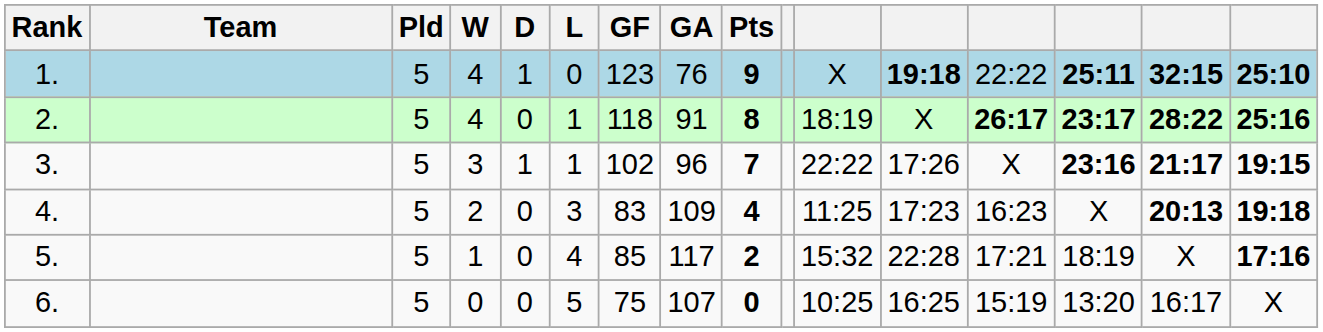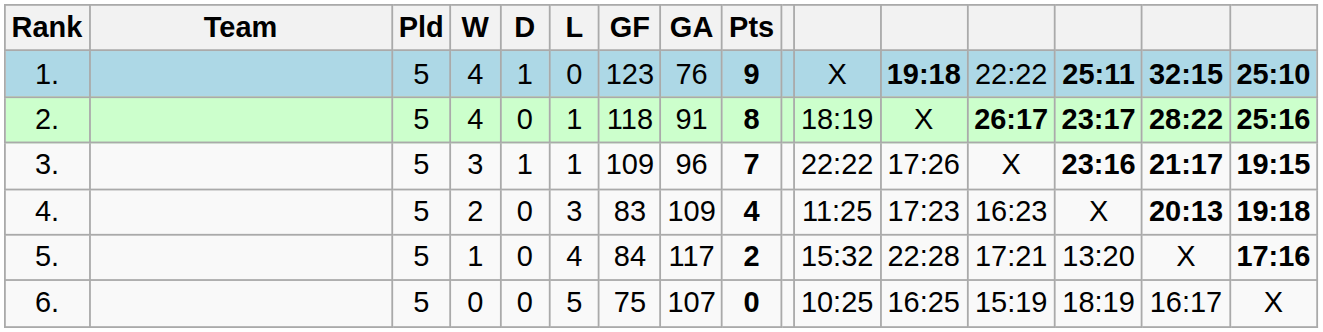(630, 165) 102 -> (630, 165) 109
(630, 257) 85 -> (630, 257) 84
(1099, 257) 18:19 -> (1099, 257) 13:20
(1099, 303) 13:20 -> (1099, 303) 18:19
